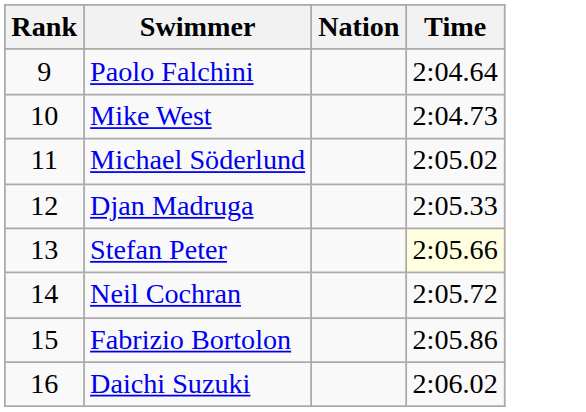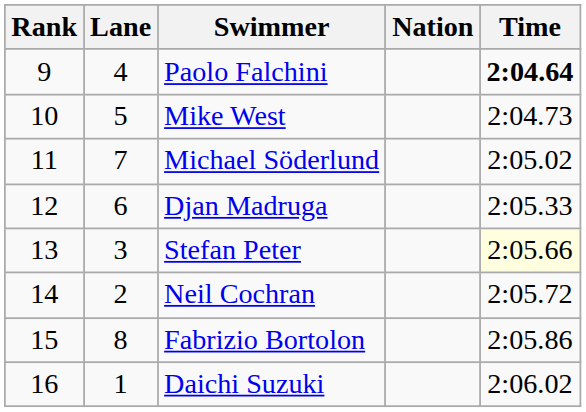+ column: (121, 26)
(455, 71) normal -> (530, 71) bold
